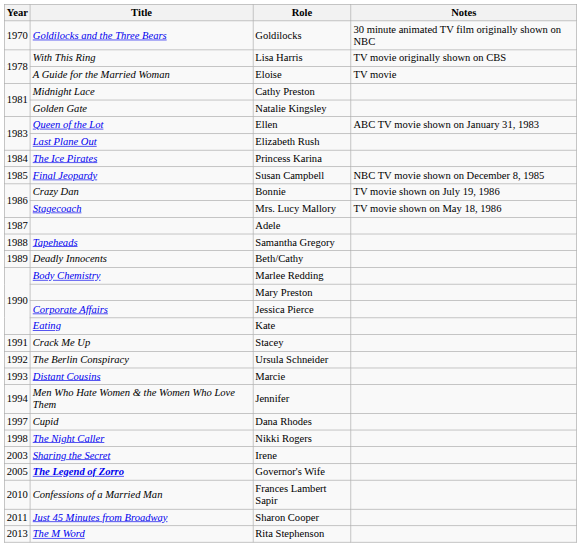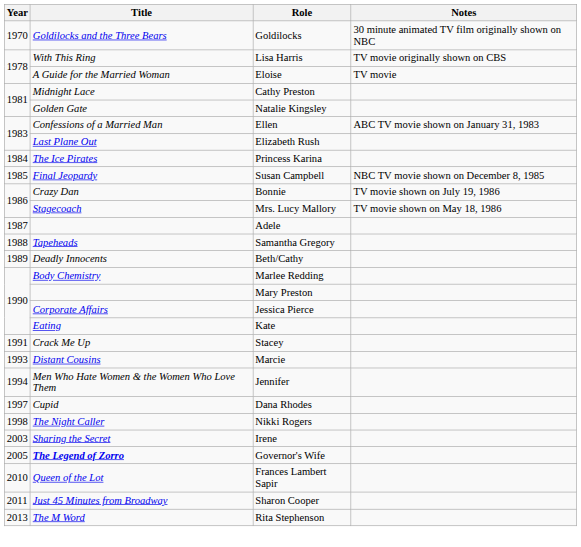(68, 125) Queen of the Lot -> (98, 125) Confessions of a Married Man
- row: (292, 359)
(98, 494) Confessions of a Married Man -> (68, 478) Queen of the Lot
